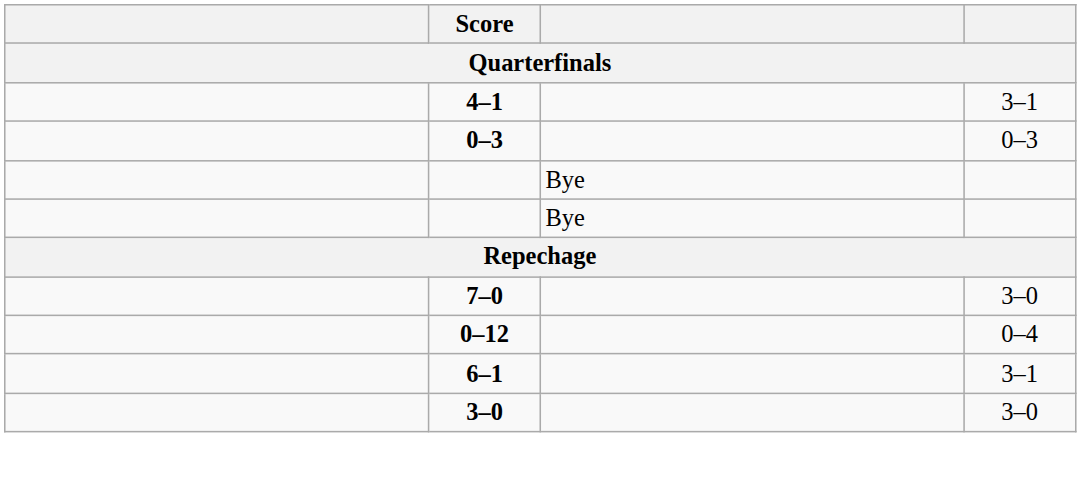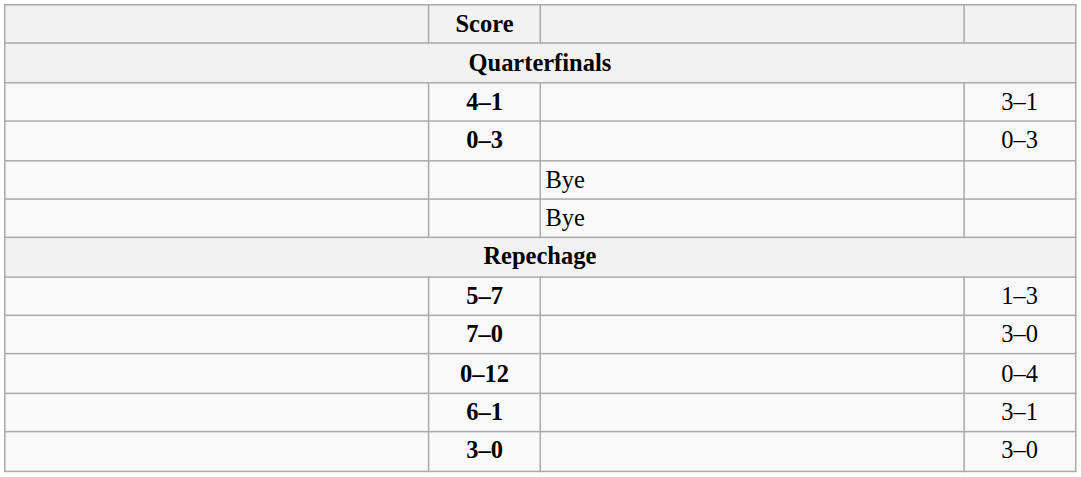+ row: (485, 295)
